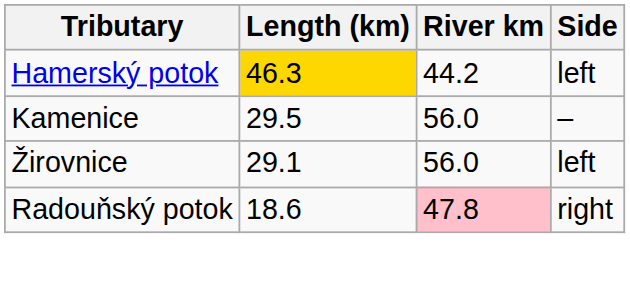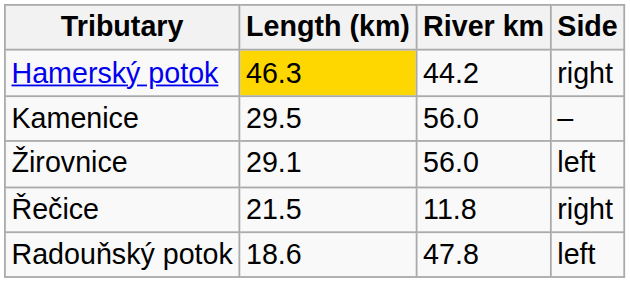(576, 72) left -> (585, 72) right
+ row: (55, 208)
(451, 208) pink background -> (451, 254) no background
(585, 208) right -> (576, 254) left
